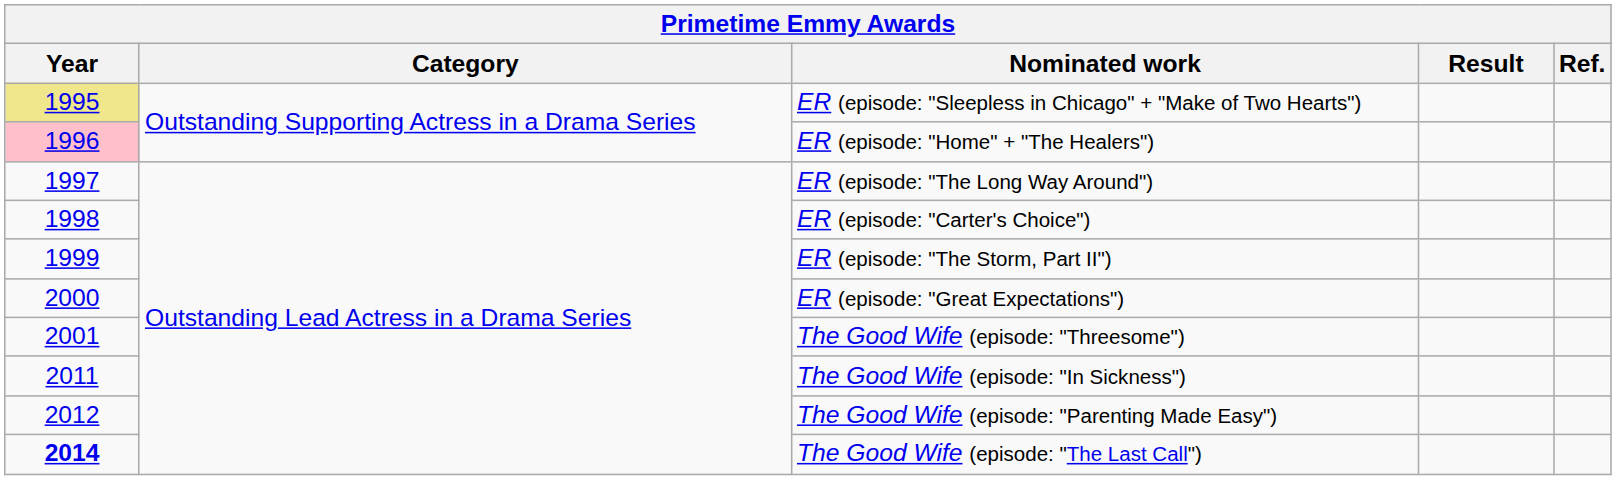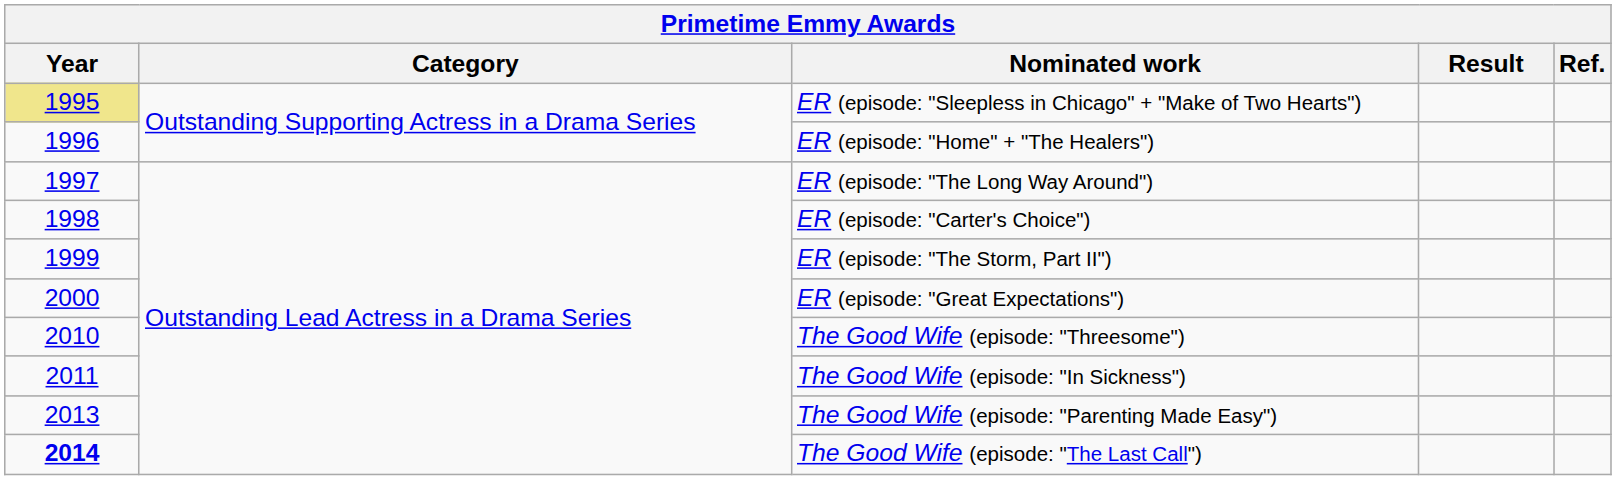(72, 141) pink background -> (72, 141) no background
(72, 336) 2001 -> (72, 336) 2010
(72, 414) 2012 -> (72, 414) 2013
